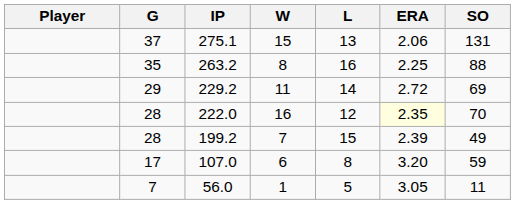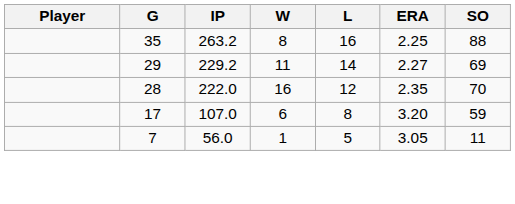- row: (218, 41)
(413, 89) 2.72 -> (413, 65) 2.27
(413, 114) lightyellow background -> (413, 89) no background
- row: (218, 138)
